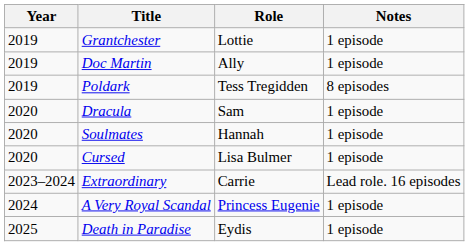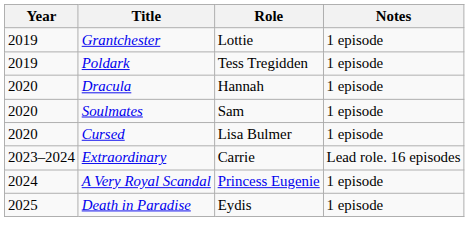- row: (117, 63)
(358, 87) 8 episodes -> (355, 63) 1 episode
(231, 110) Sam -> (241, 87) Hannah
(241, 134) Hannah -> (231, 110) Sam
